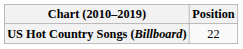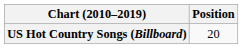(213, 33) 22 -> (213, 33) 20
